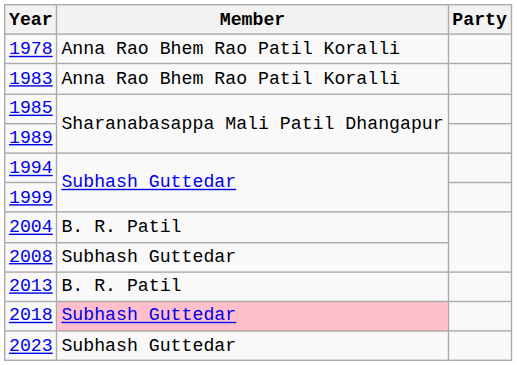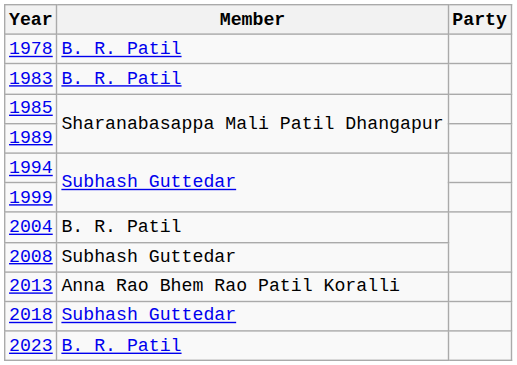(231, 49) Anna Rao Bhem Rao Patil Koralli -> (121, 49) B. R. Patil
(231, 79) Anna Rao Bhem Rao Patil Koralli -> (121, 79) B. R. Patil
(121, 286) B. R. Patil -> (231, 286) Anna Rao Bhem Rao Patil Koralli
(149, 316) pink background -> (149, 316) no background
(149, 346) Subhash Guttedar -> (121, 346) B. R. Patil
